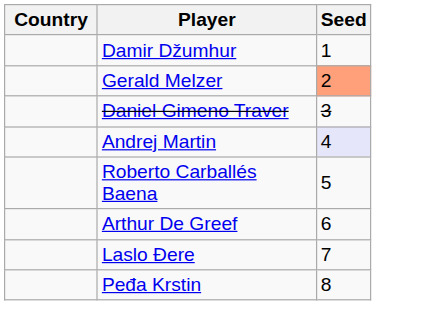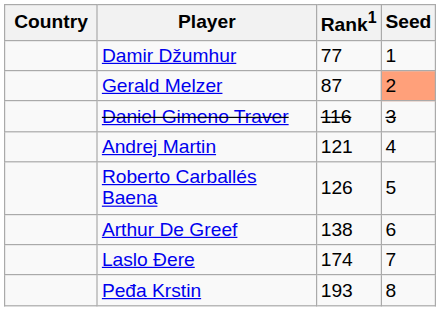+ column: (349, 22)
(326, 141) lavender background -> (391, 146) no background
